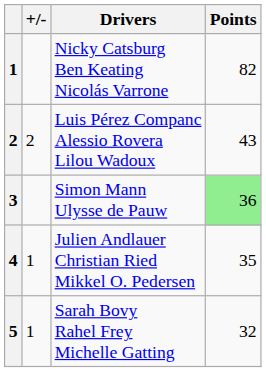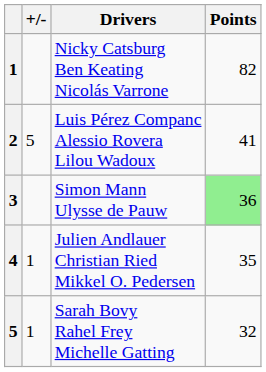(30, 140) 2 -> (30, 140) 5
(248, 140) 43 -> (248, 140) 41
